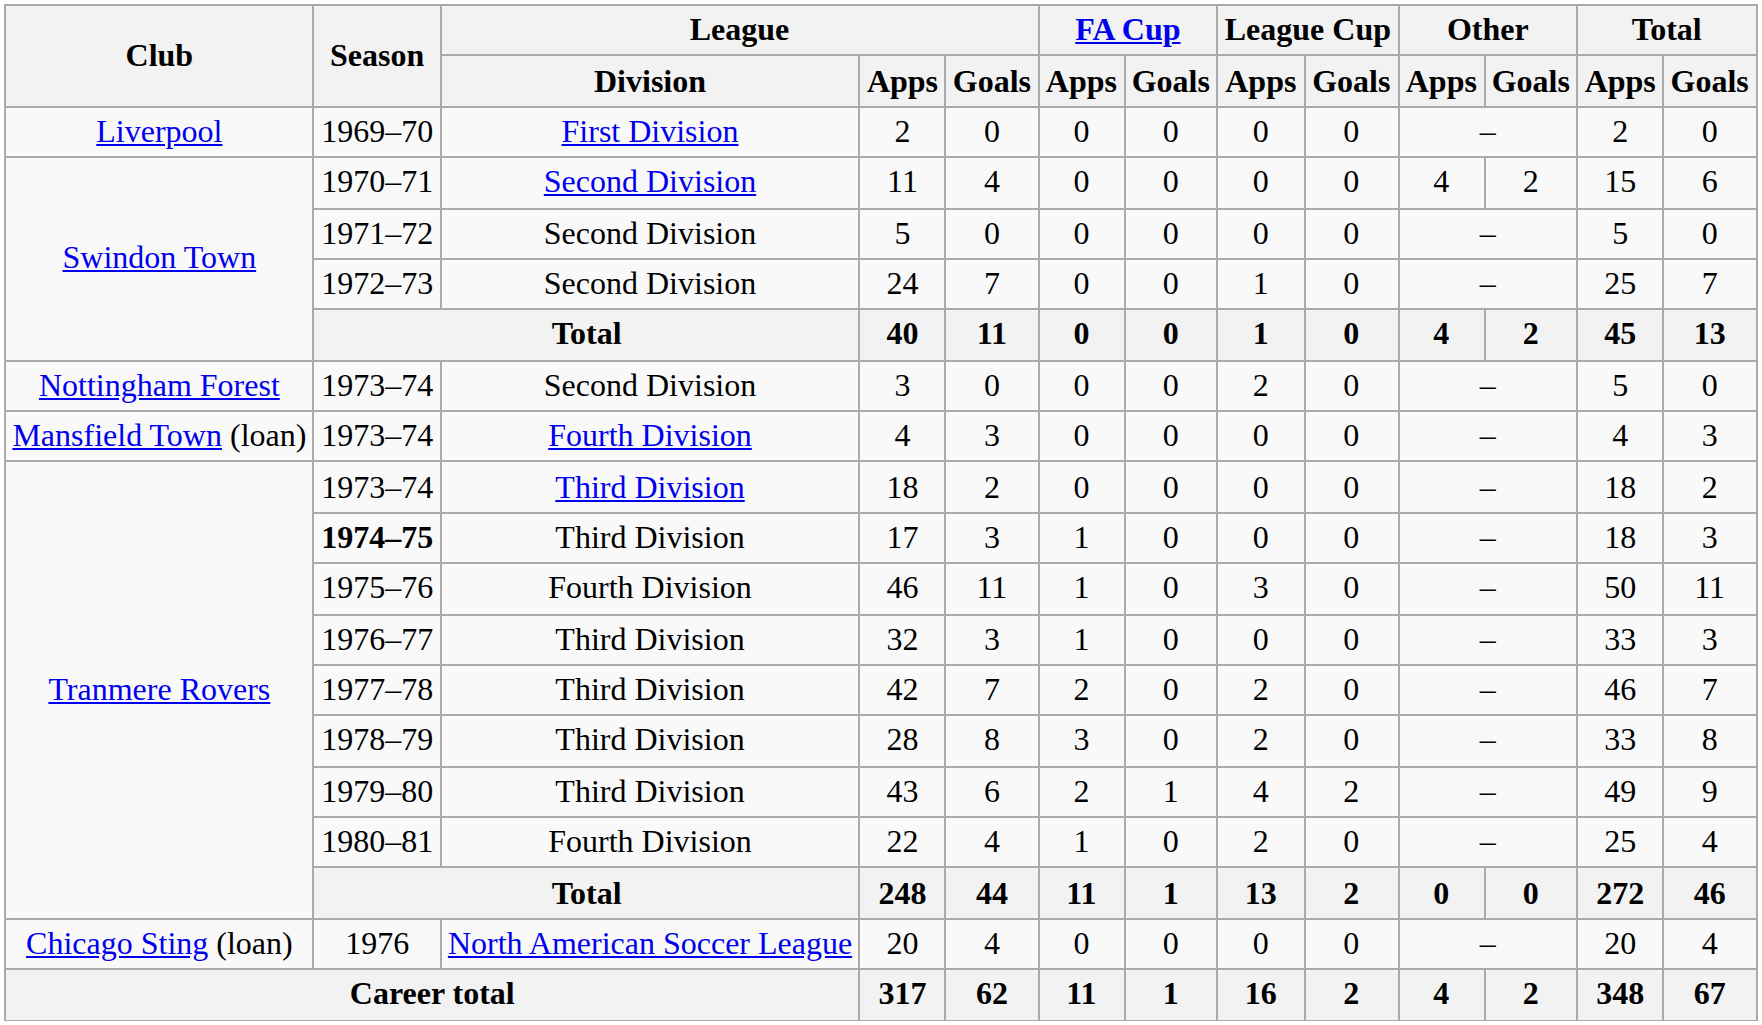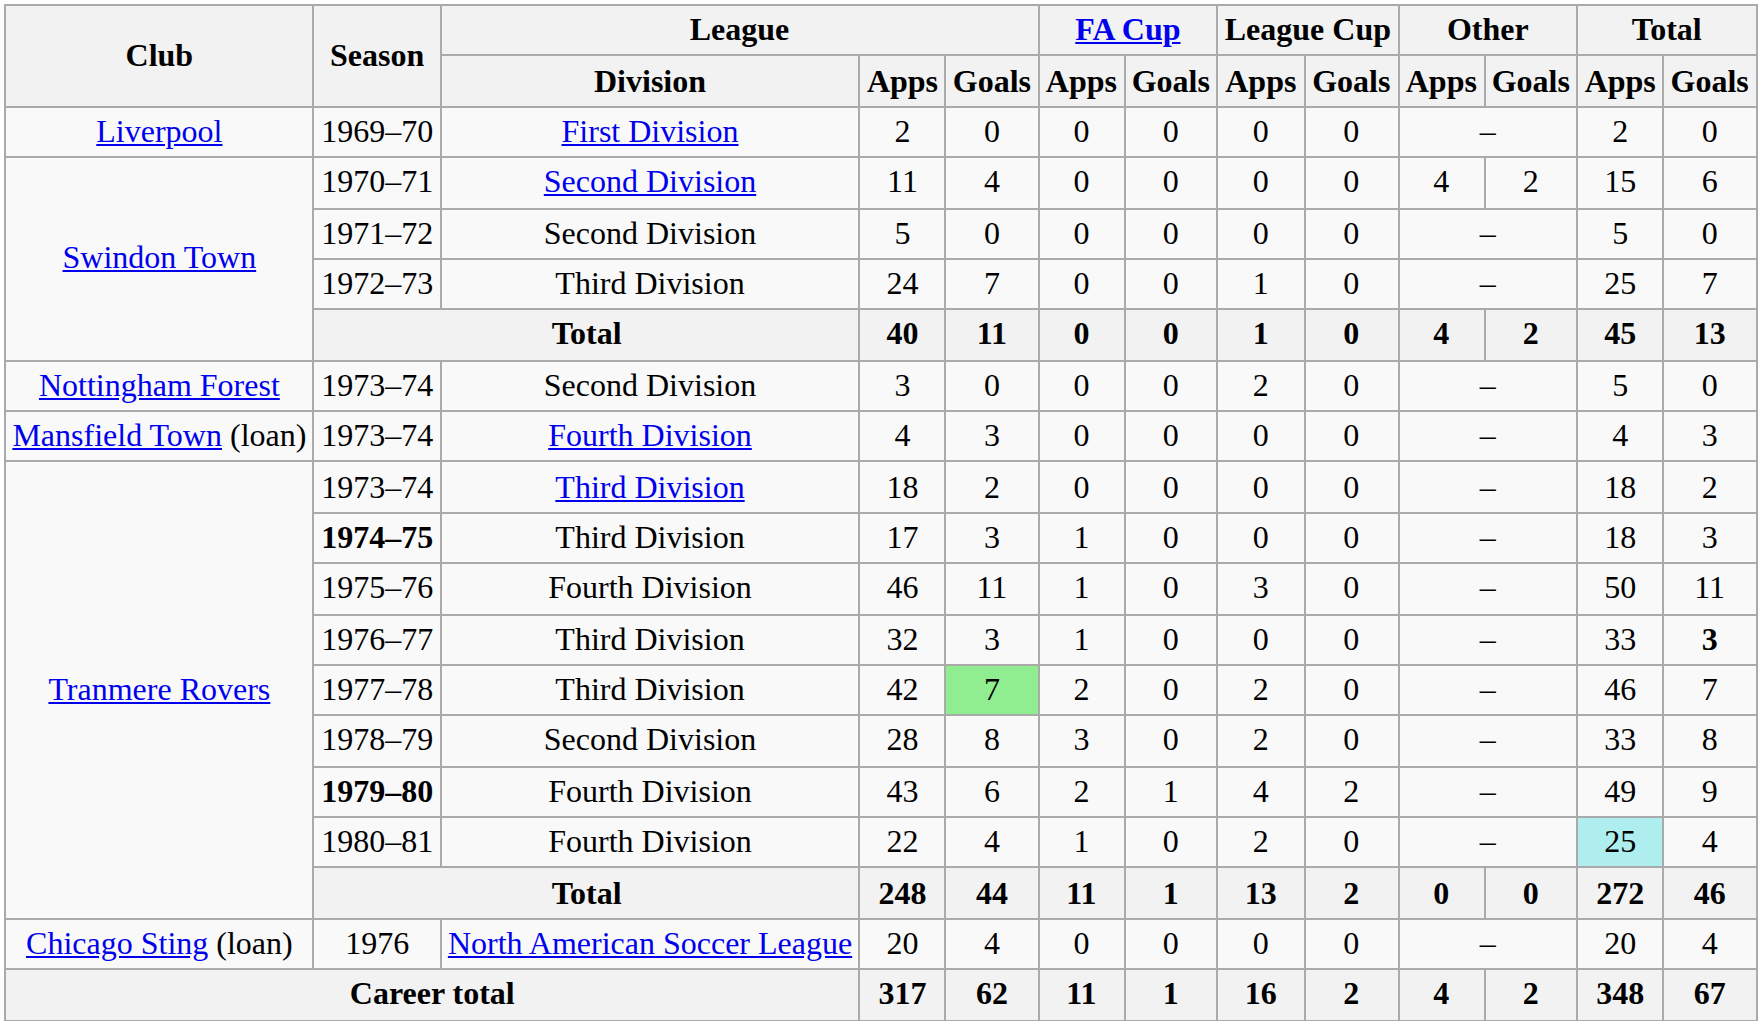(650, 283) Second Division -> (650, 283) Third Division
(1710, 638) normal -> (1710, 638) bold
(992, 689) no background -> (992, 689) lightgreen background
(650, 740) Third Division -> (650, 740) Second Division
(377, 791) normal -> (377, 791) bold
(650, 791) Third Division -> (650, 791) Fourth Division
(1620, 841) no background -> (1620, 841) paleturquoise background
